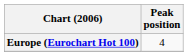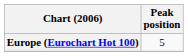(162, 42) 4 -> (162, 42) 5
